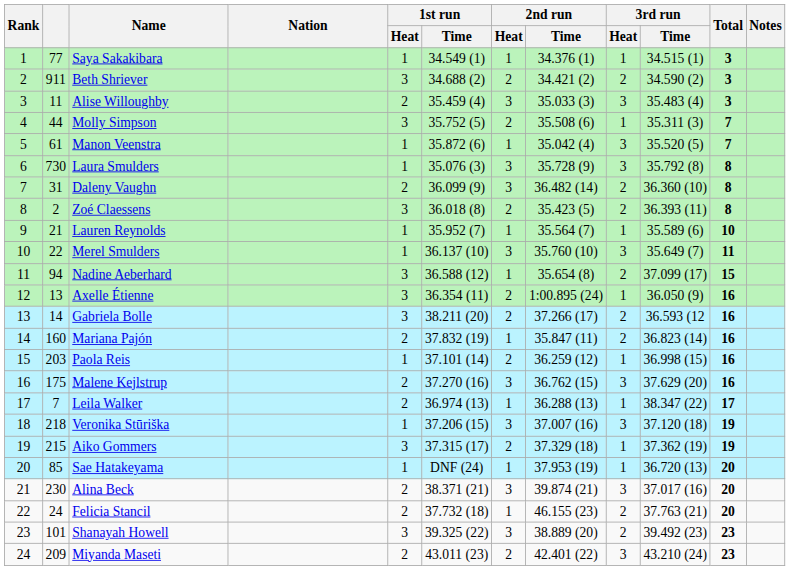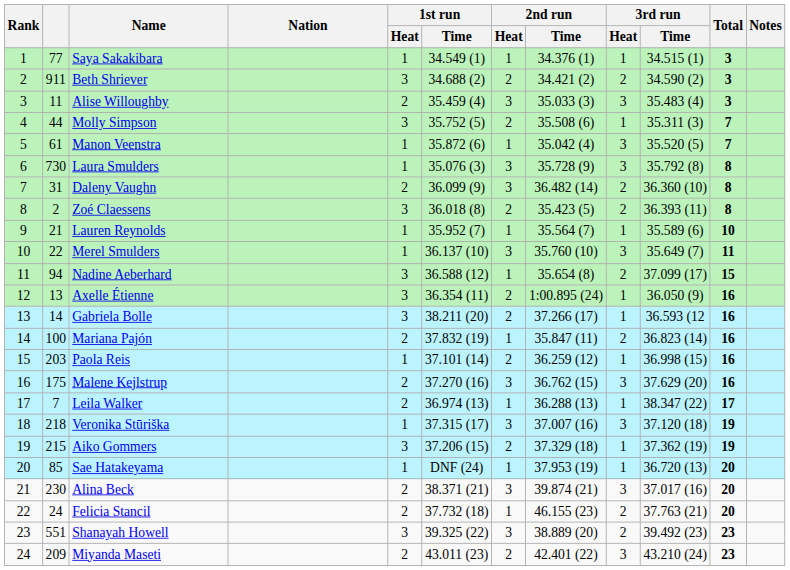(623, 317) 2 -> (623, 317) 1
(56, 338) 160 -> (56, 338) 100
(457, 425) 37.206 (15) -> (457, 425) 37.315 (17)
(457, 446) 37.315 (17) -> (457, 446) 37.206 (15)
(56, 532) 101 -> (56, 532) 551
